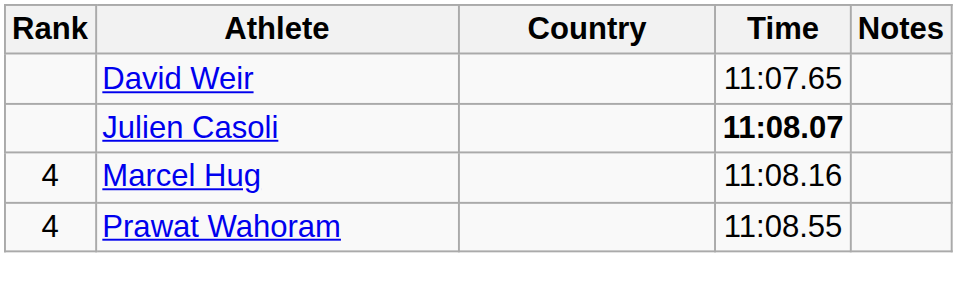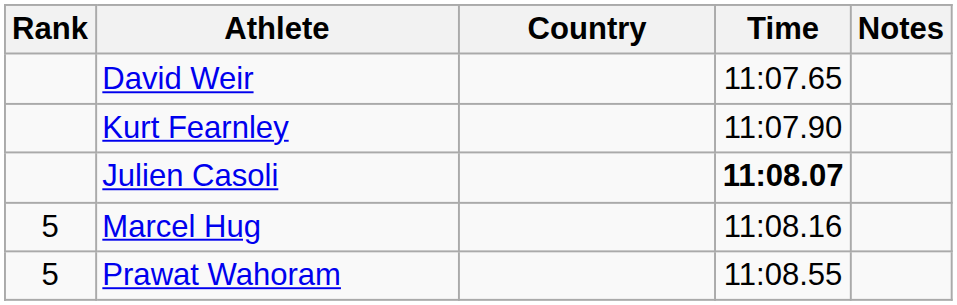+ row: (195, 127)
(50, 176) 4 -> (50, 226) 5
(50, 226) 4 -> (50, 275) 5
